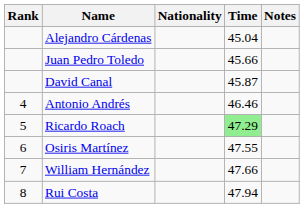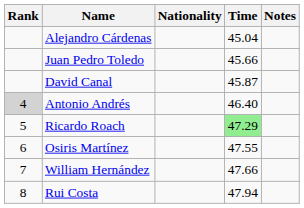(23, 103) no background -> (23, 103) lightgrey background
(243, 103) 46.46 -> (243, 103) 46.40
